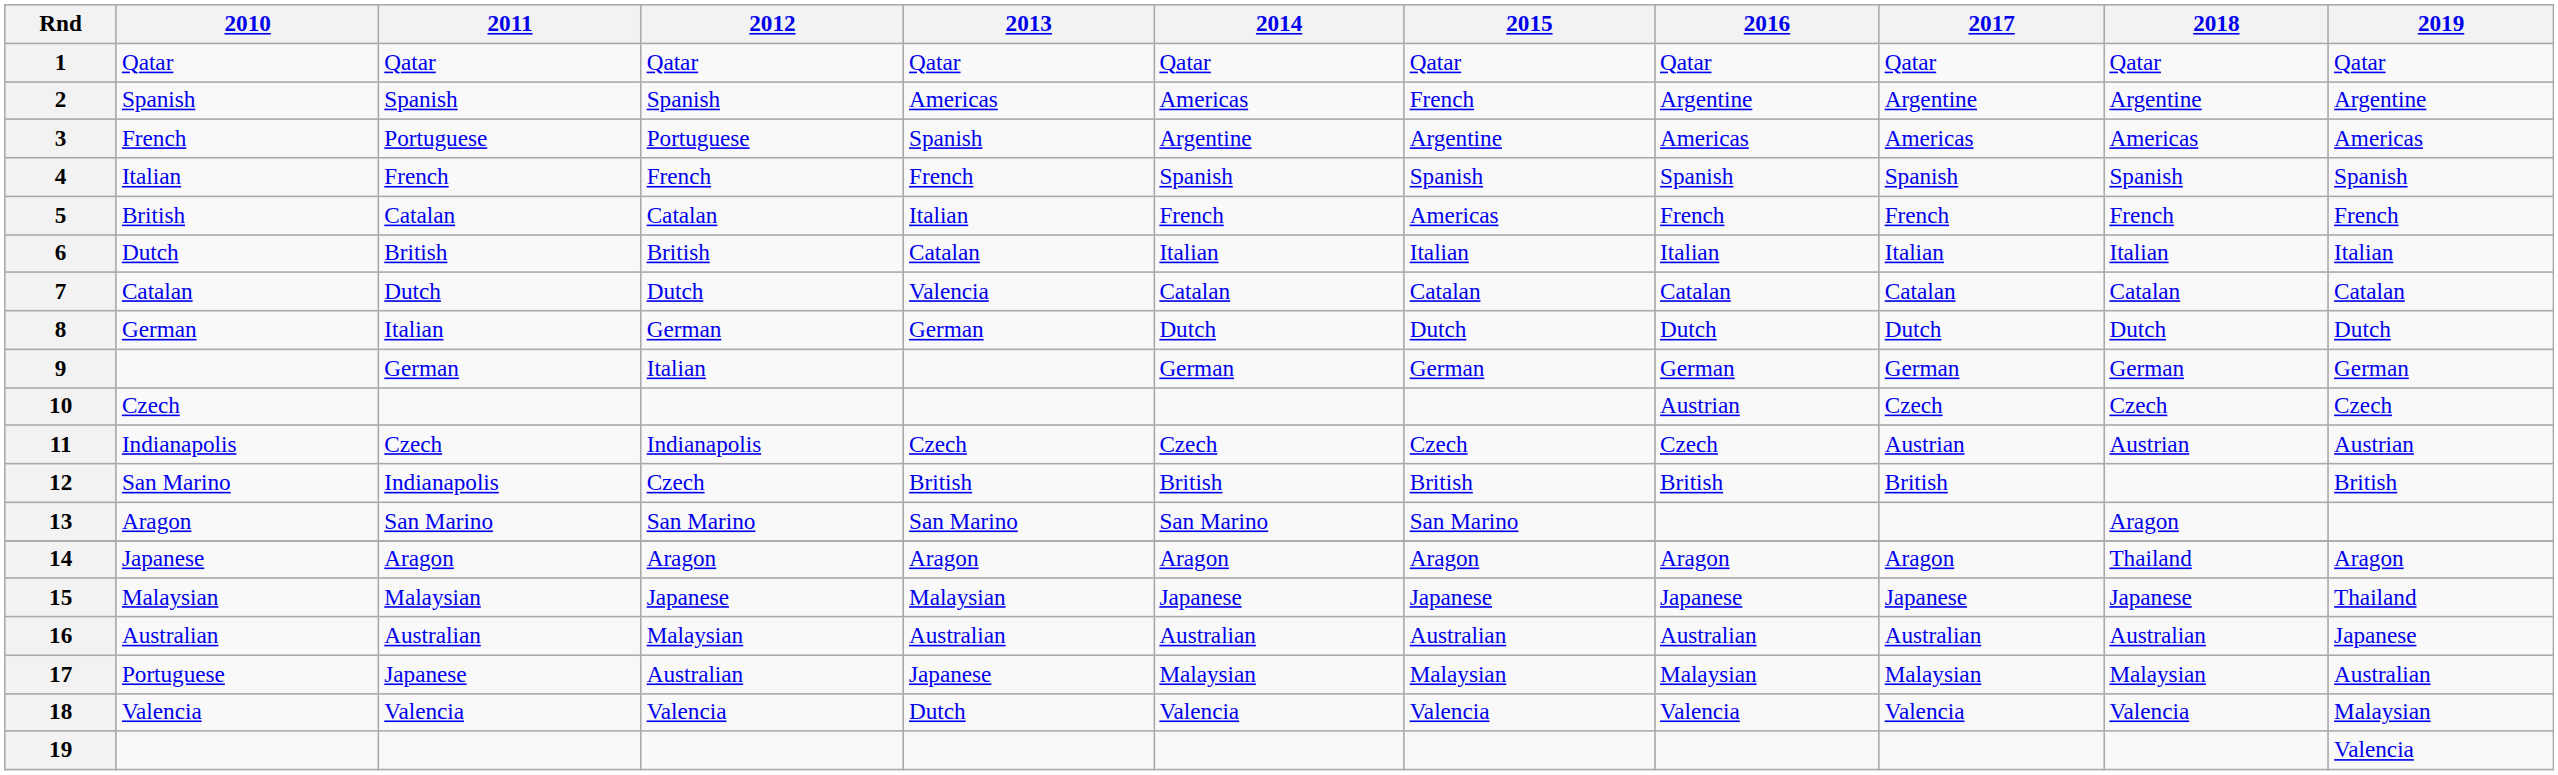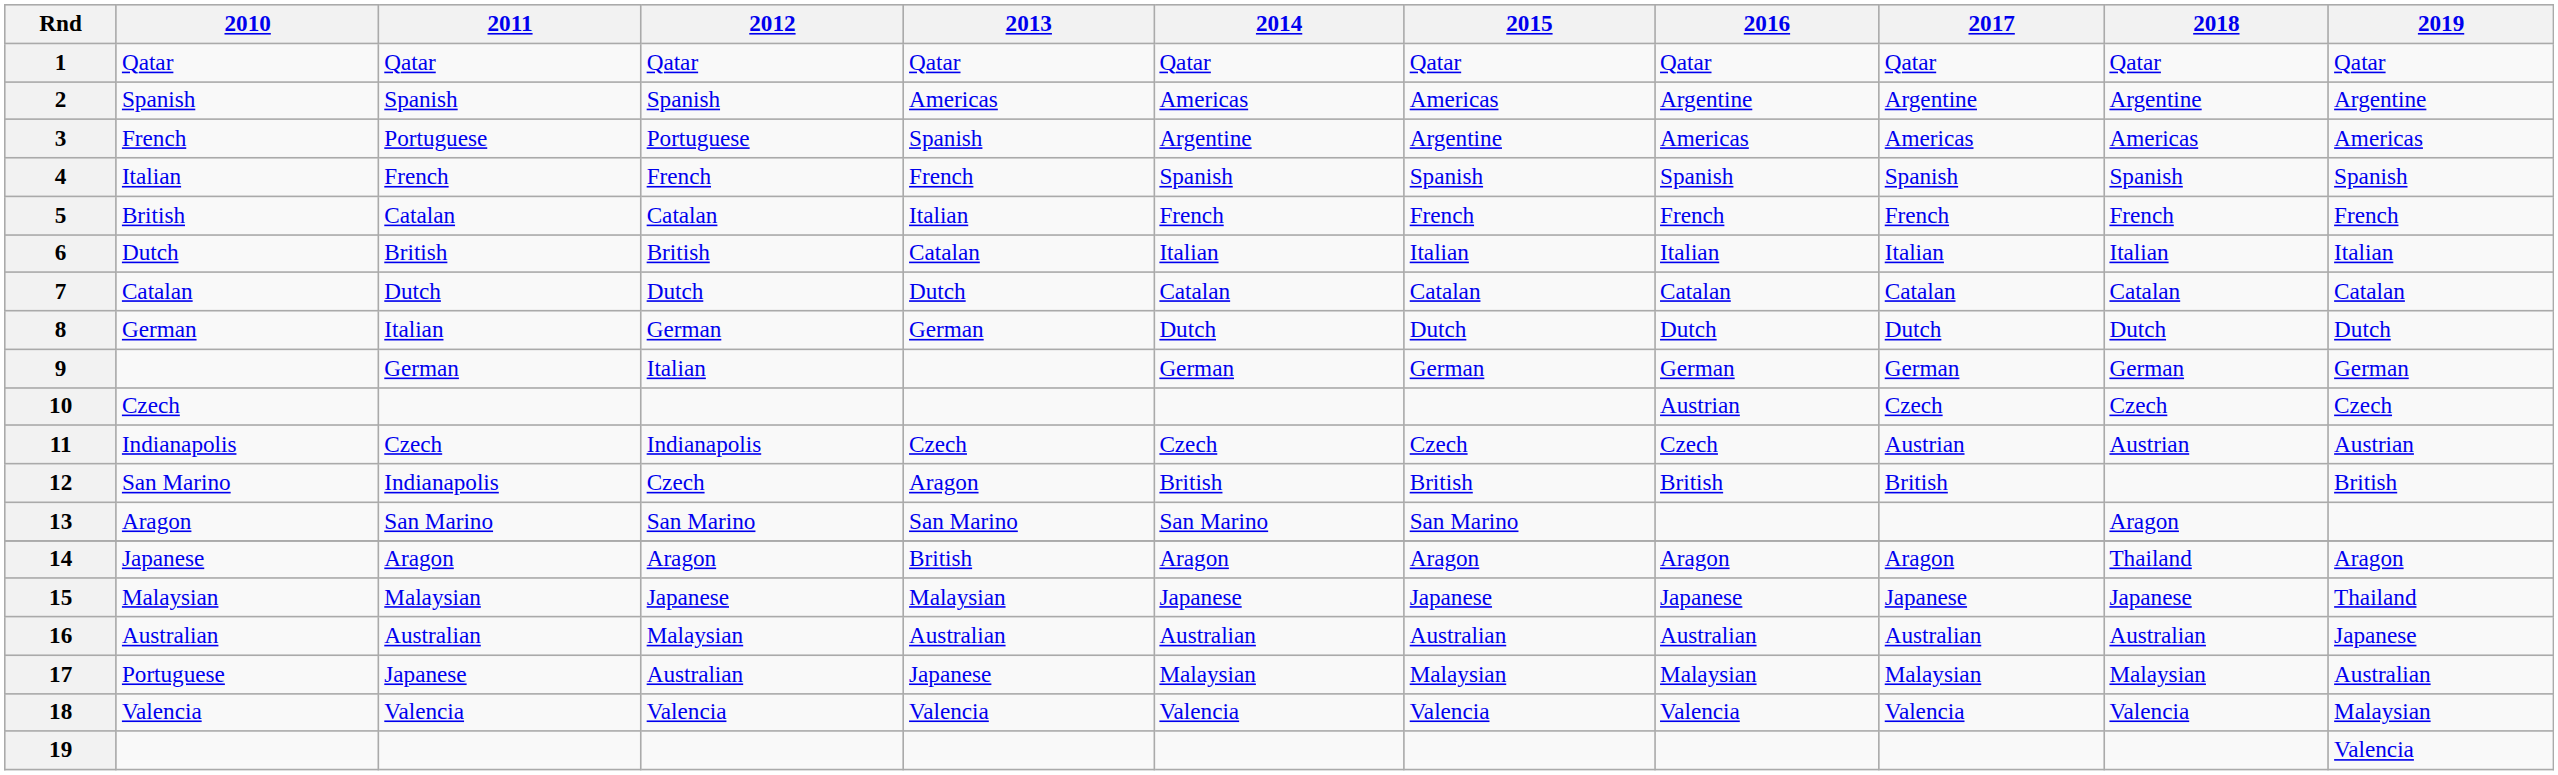(1442, 100) French -> (1454, 100) Americas
(1454, 215) Americas -> (1442, 215) French
(949, 291) Valencia -> (937, 291) Dutch
(941, 482) British -> (944, 482) Aragon
(944, 559) Aragon -> (941, 559) British
(937, 712) Dutch -> (949, 712) Valencia
